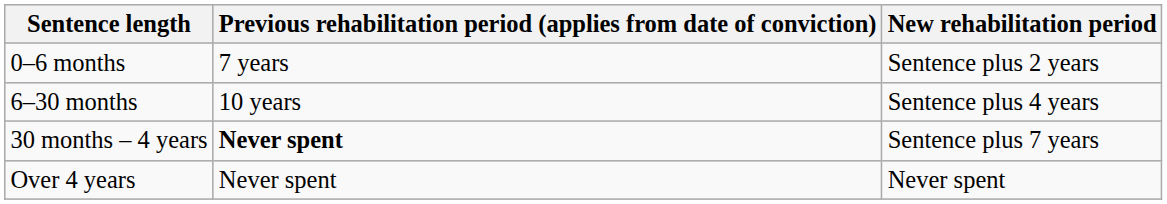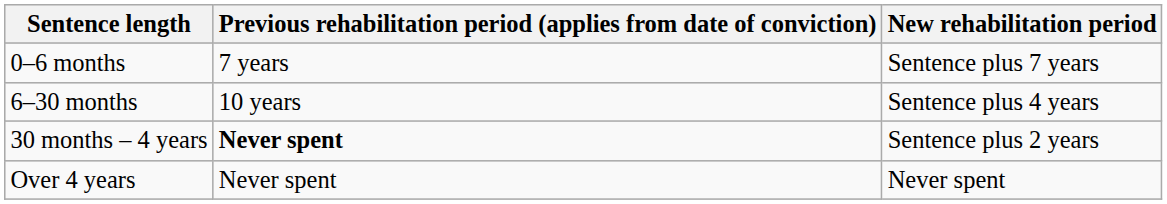(993, 62) Sentence plus 2 years -> (993, 62) Sentence plus 7 years
(993, 140) Sentence plus 7 years -> (993, 140) Sentence plus 2 years
